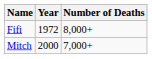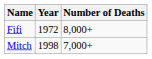(48, 45) 2000 -> (48, 45) 1998
